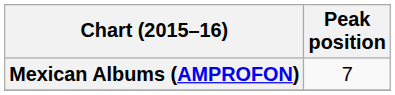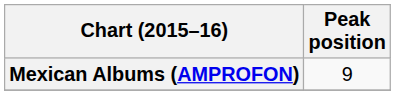(347, 74) 7 -> (347, 74) 9
